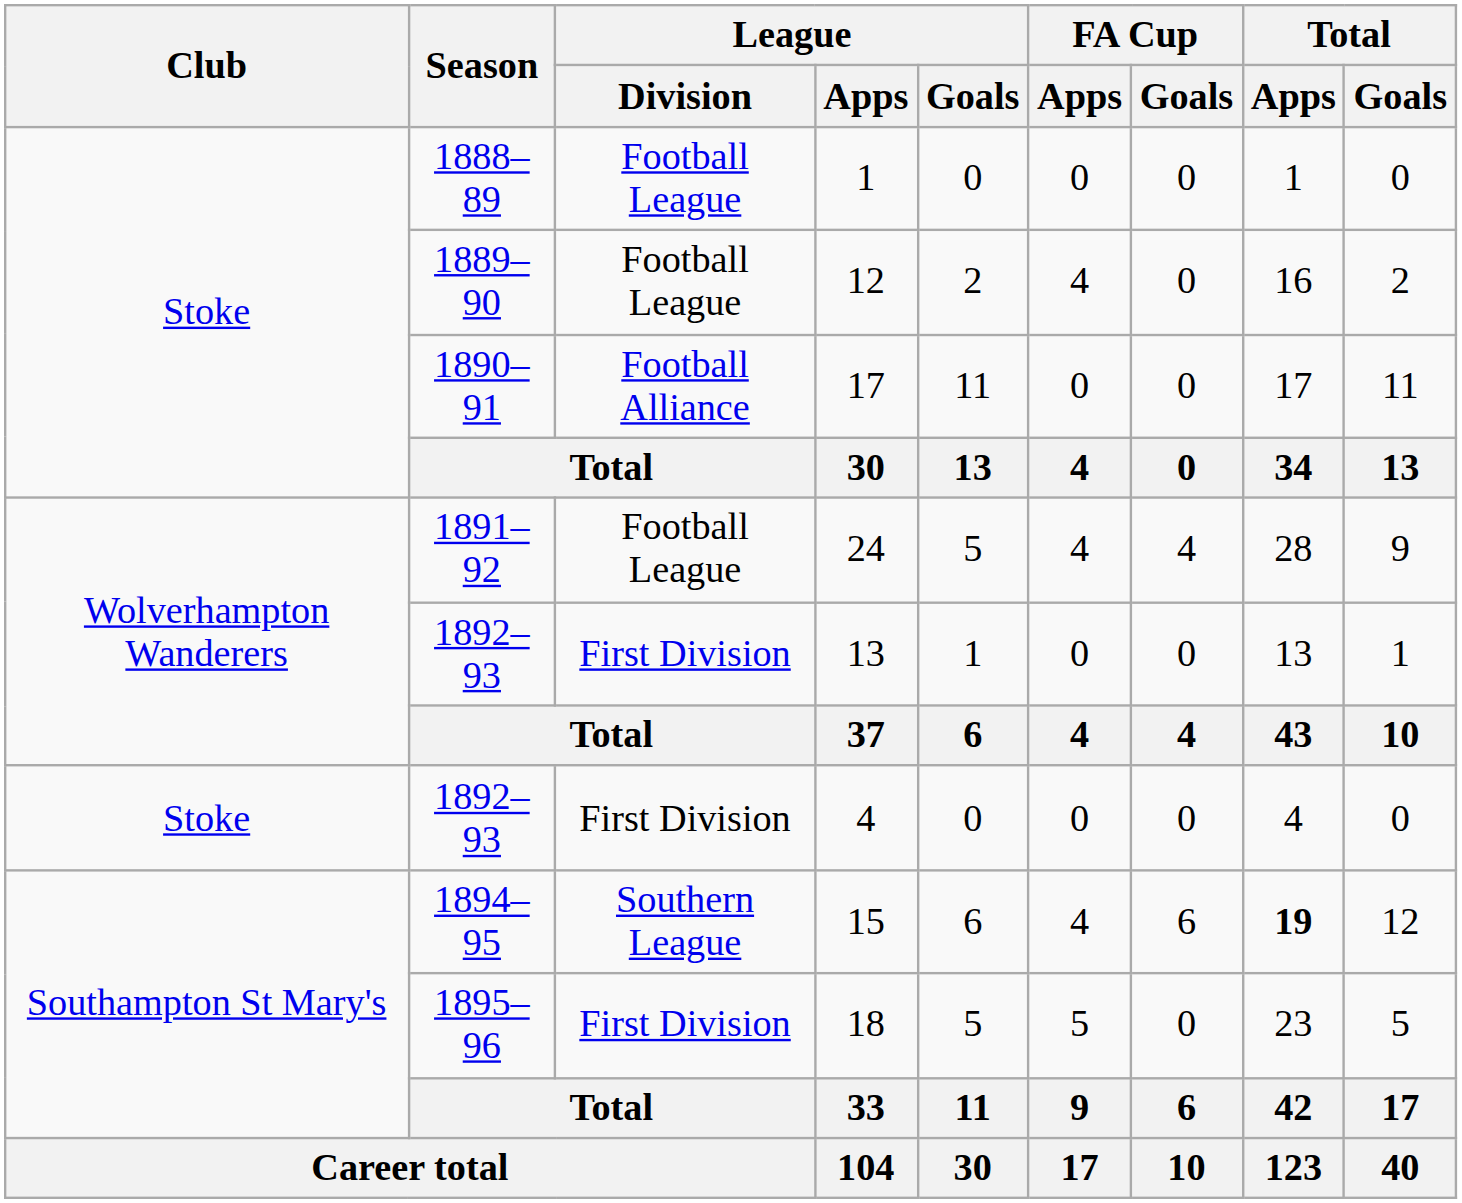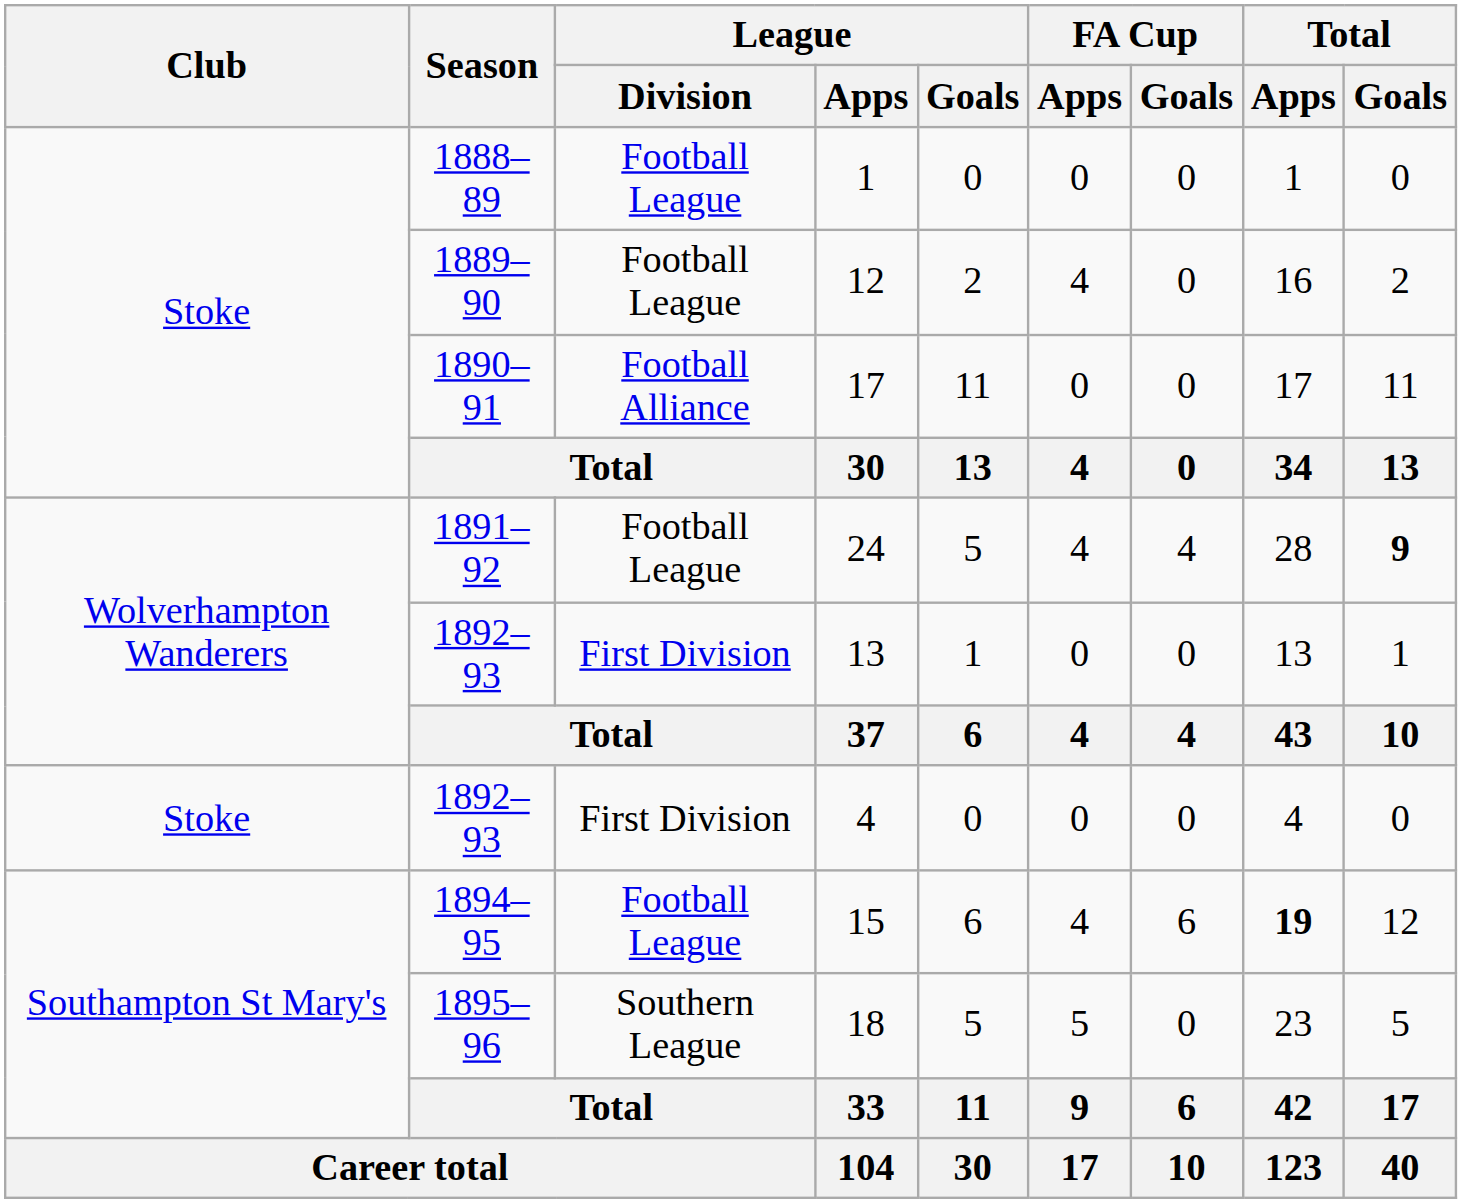(1400, 549) normal -> (1400, 549) bold
(685, 920) Southern League -> (685, 920) Football League
(685, 1024) First Division -> (685, 1024) Southern League
